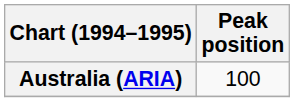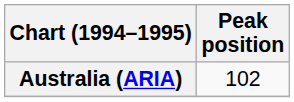(243, 79) 100 -> (243, 79) 102
